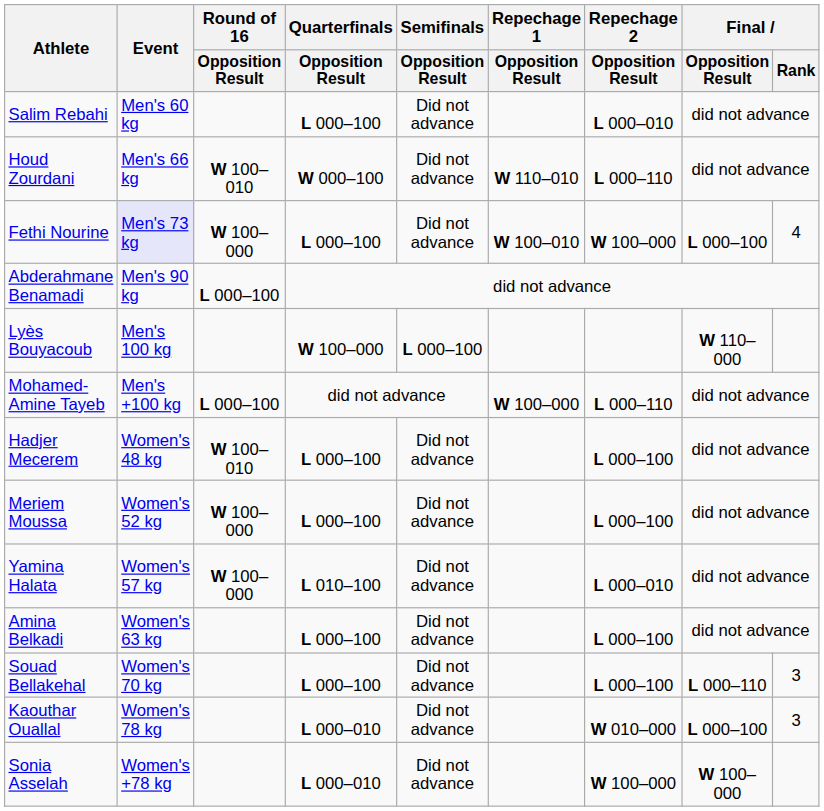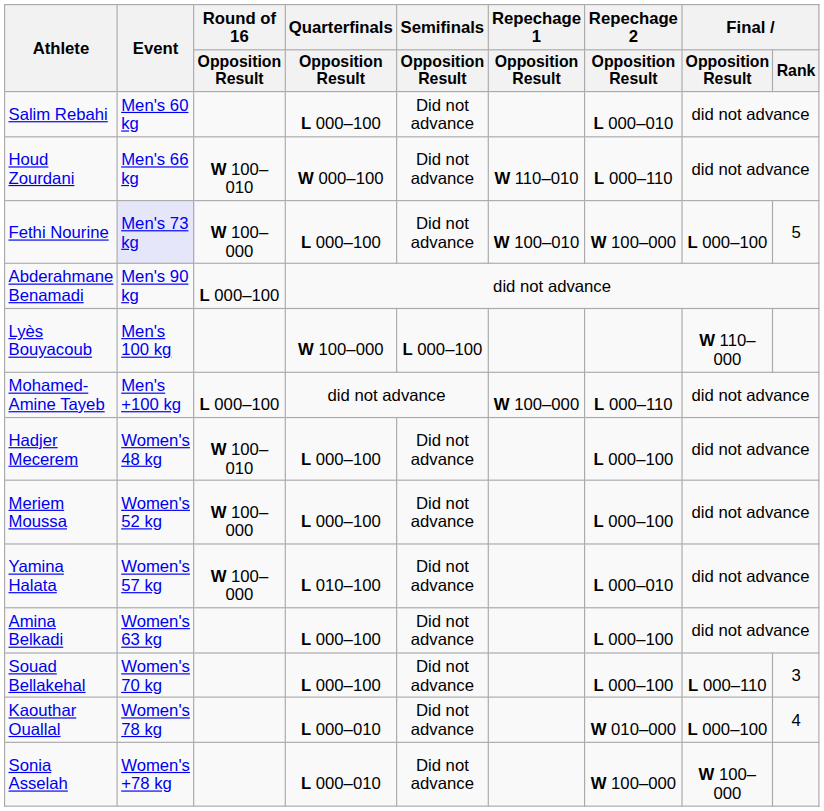(796, 232) 4 -> (796, 232) 5
(796, 721) 3 -> (796, 721) 4
